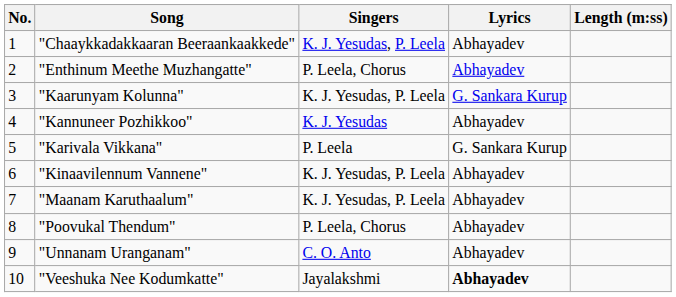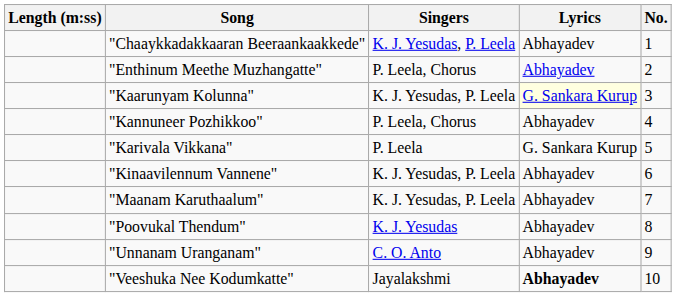columns swapped: (20, 17) <-> (621, 17)
(510, 95) no background -> (580, 95) lightyellow background
(345, 121) K. J. Yesudas -> (424, 121) P. Leela, Chorus
(354, 226) P. Leela, Chorus -> (415, 226) K. J. Yesudas
